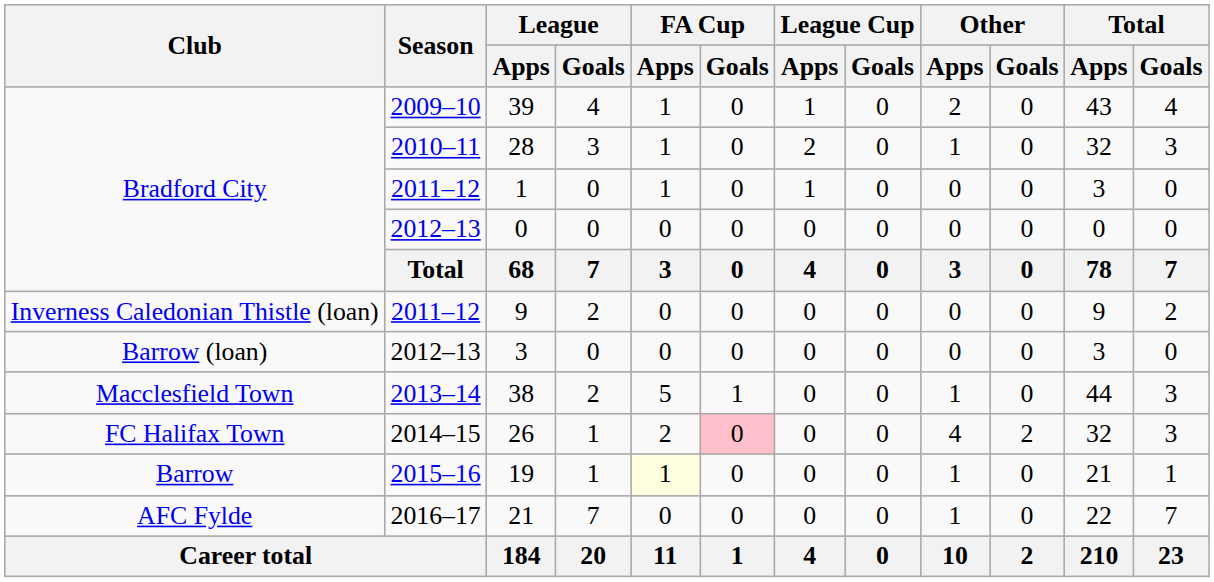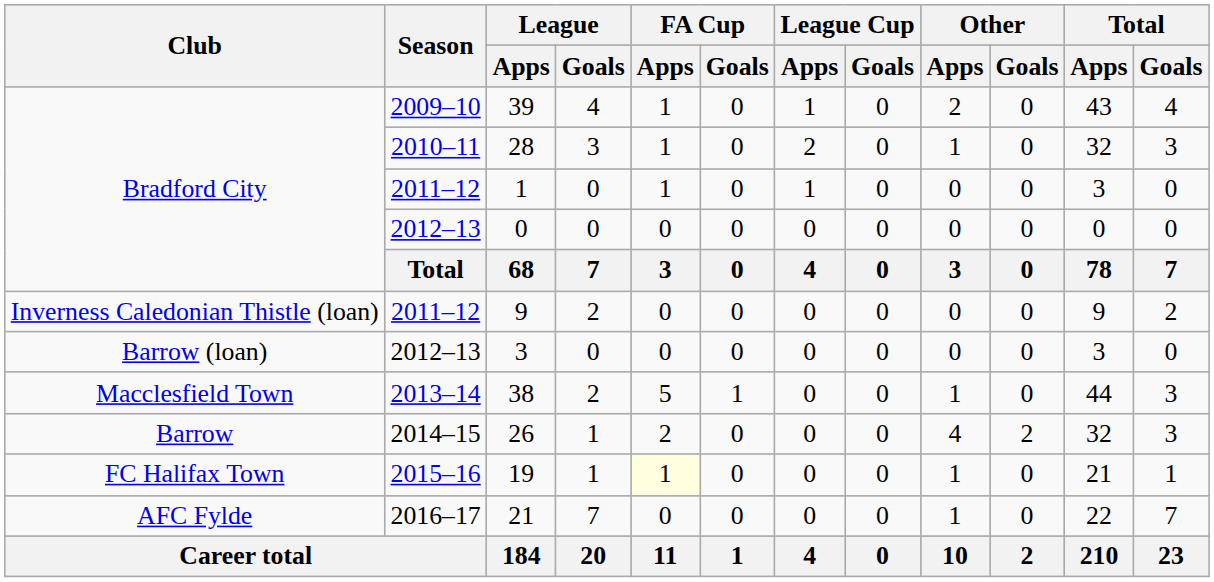(195, 433) FC Halifax Town -> (195, 433) Barrow
(737, 433) pink background -> (737, 433) no background
(195, 474) Barrow -> (195, 474) FC Halifax Town
